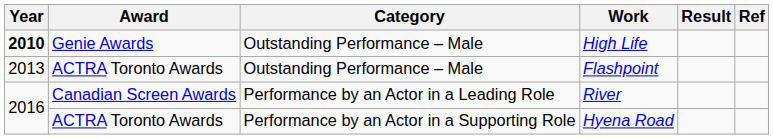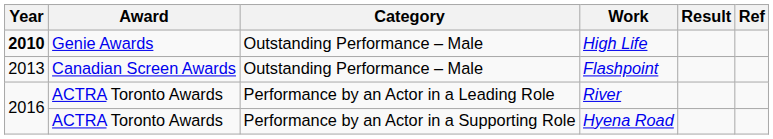(138, 69) ACTRA Toronto Awards -> (144, 69) Canadian Screen Awards
(144, 95) Canadian Screen Awards -> (138, 95) ACTRA Toronto Awards
